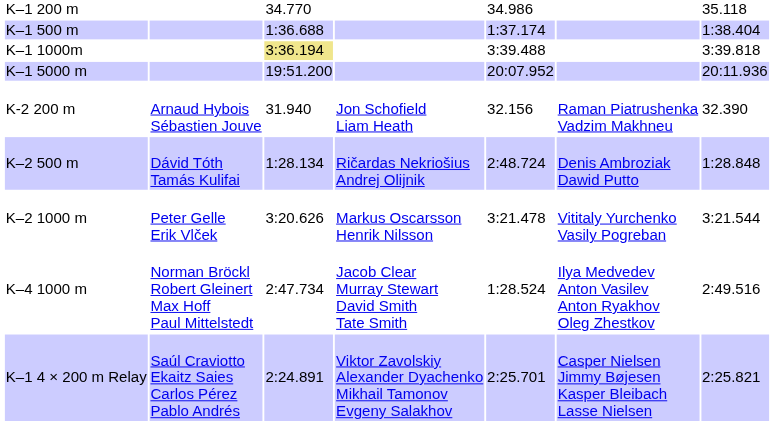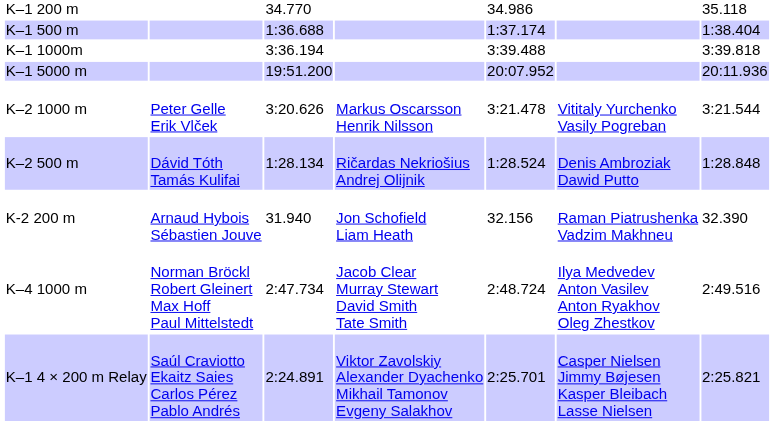(295, 50) khaki background -> (295, 50) no background
rows swapped: (41, 108) <-> (46, 217)
(516, 163) 2:48.724 -> (516, 163) 1:28.524
(516, 289) 1:28.524 -> (516, 289) 2:48.724
